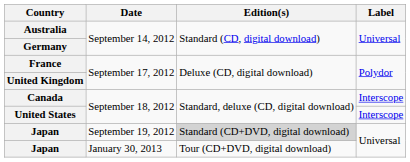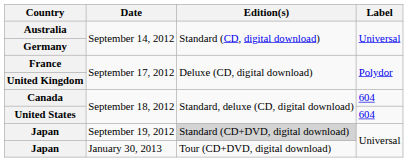(381, 98) Interscope -> (367, 98) 604
(381, 115) Interscope -> (367, 115) 604
